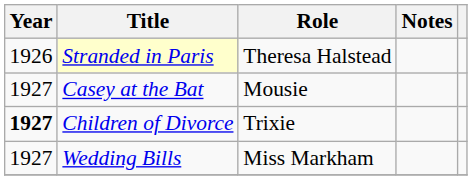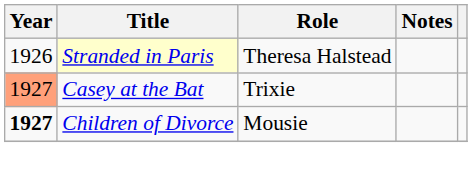(31, 89) no background -> (31, 89) lightsalmon background
(276, 89) Mousie -> (269, 89) Trixie
(269, 123) Trixie -> (276, 123) Mousie
- row: (122, 157)
